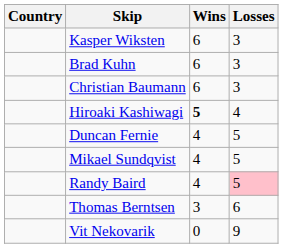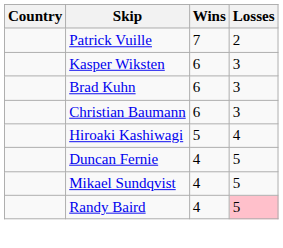+ row: (111, 40)
(196, 111) bold -> (196, 135) normal
- row: (122, 207)
- row: (112, 231)
